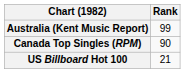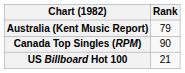(165, 28) 99 -> (165, 28) 79
